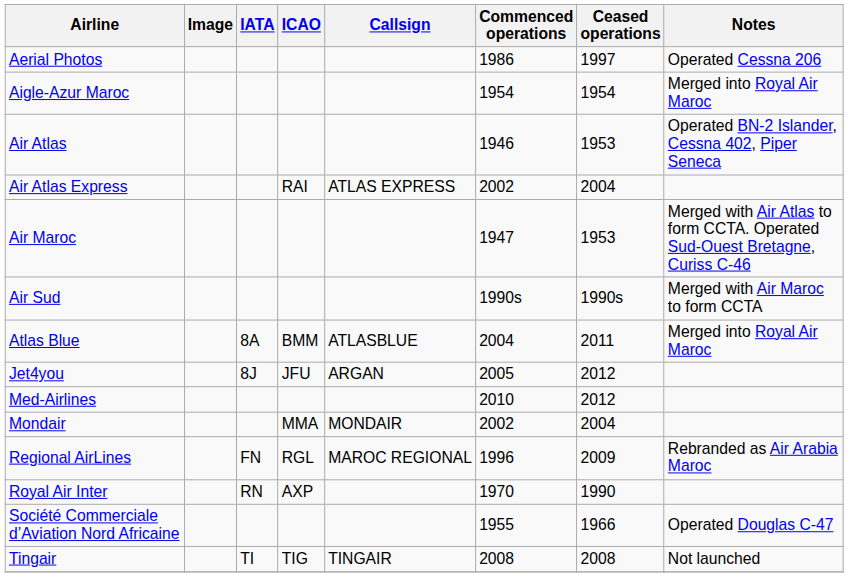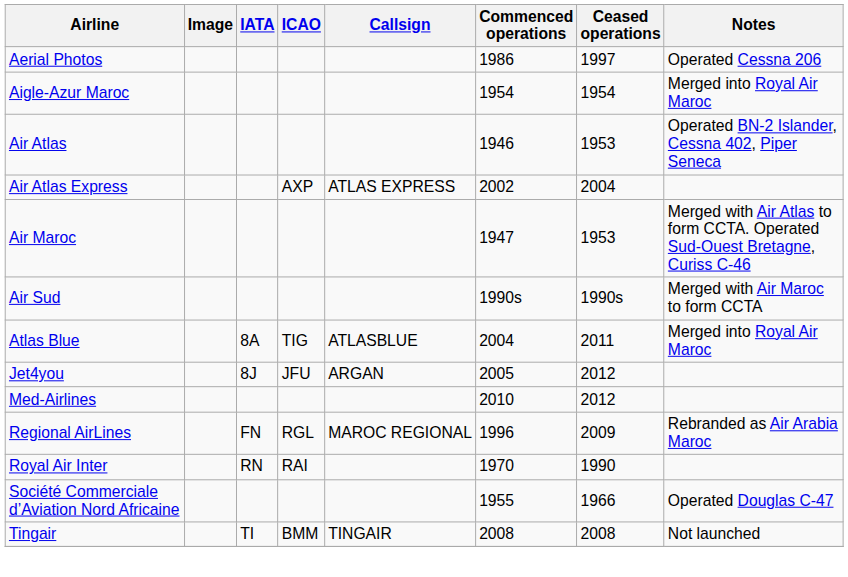(295, 186) RAI -> (297, 186) AXP
(300, 340) BMM -> (295, 340) TIG
- row: (37, 424)
(297, 491) AXP -> (295, 466) RAI
(295, 559) TIG -> (300, 534) BMM
